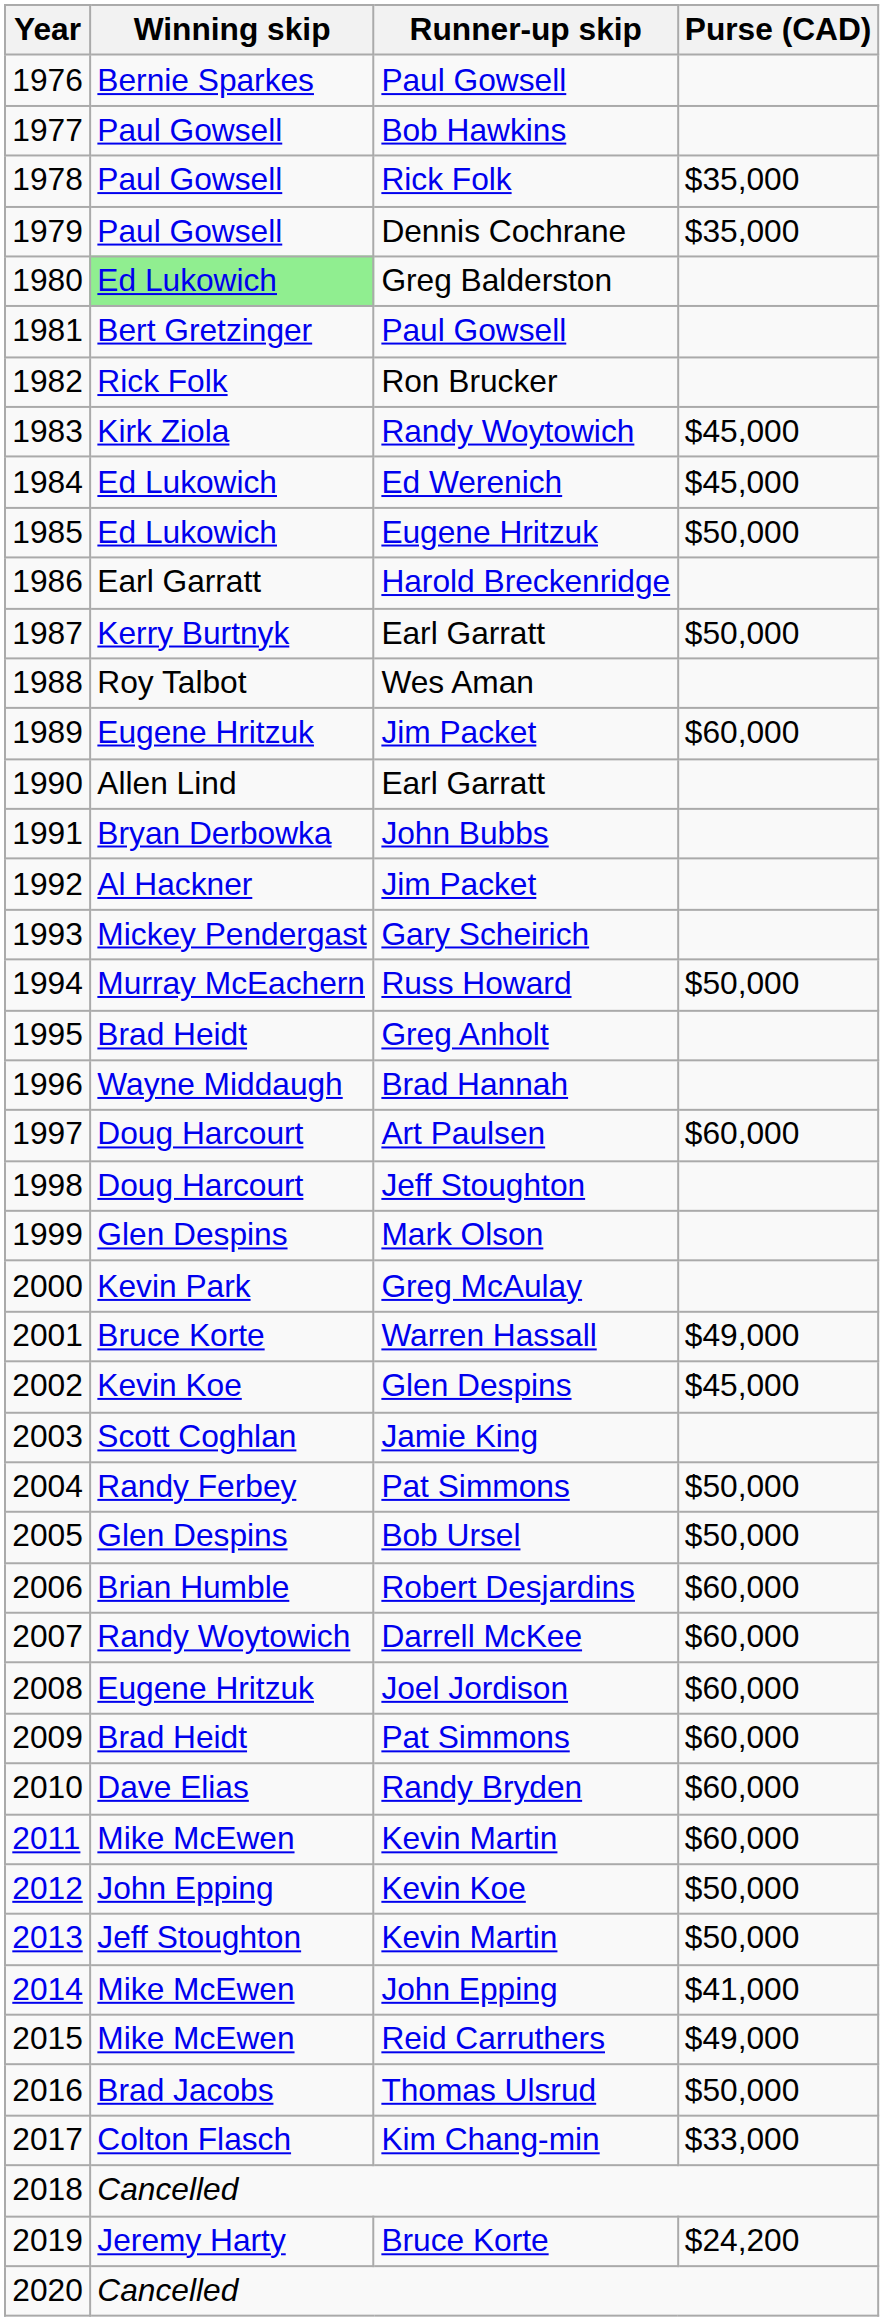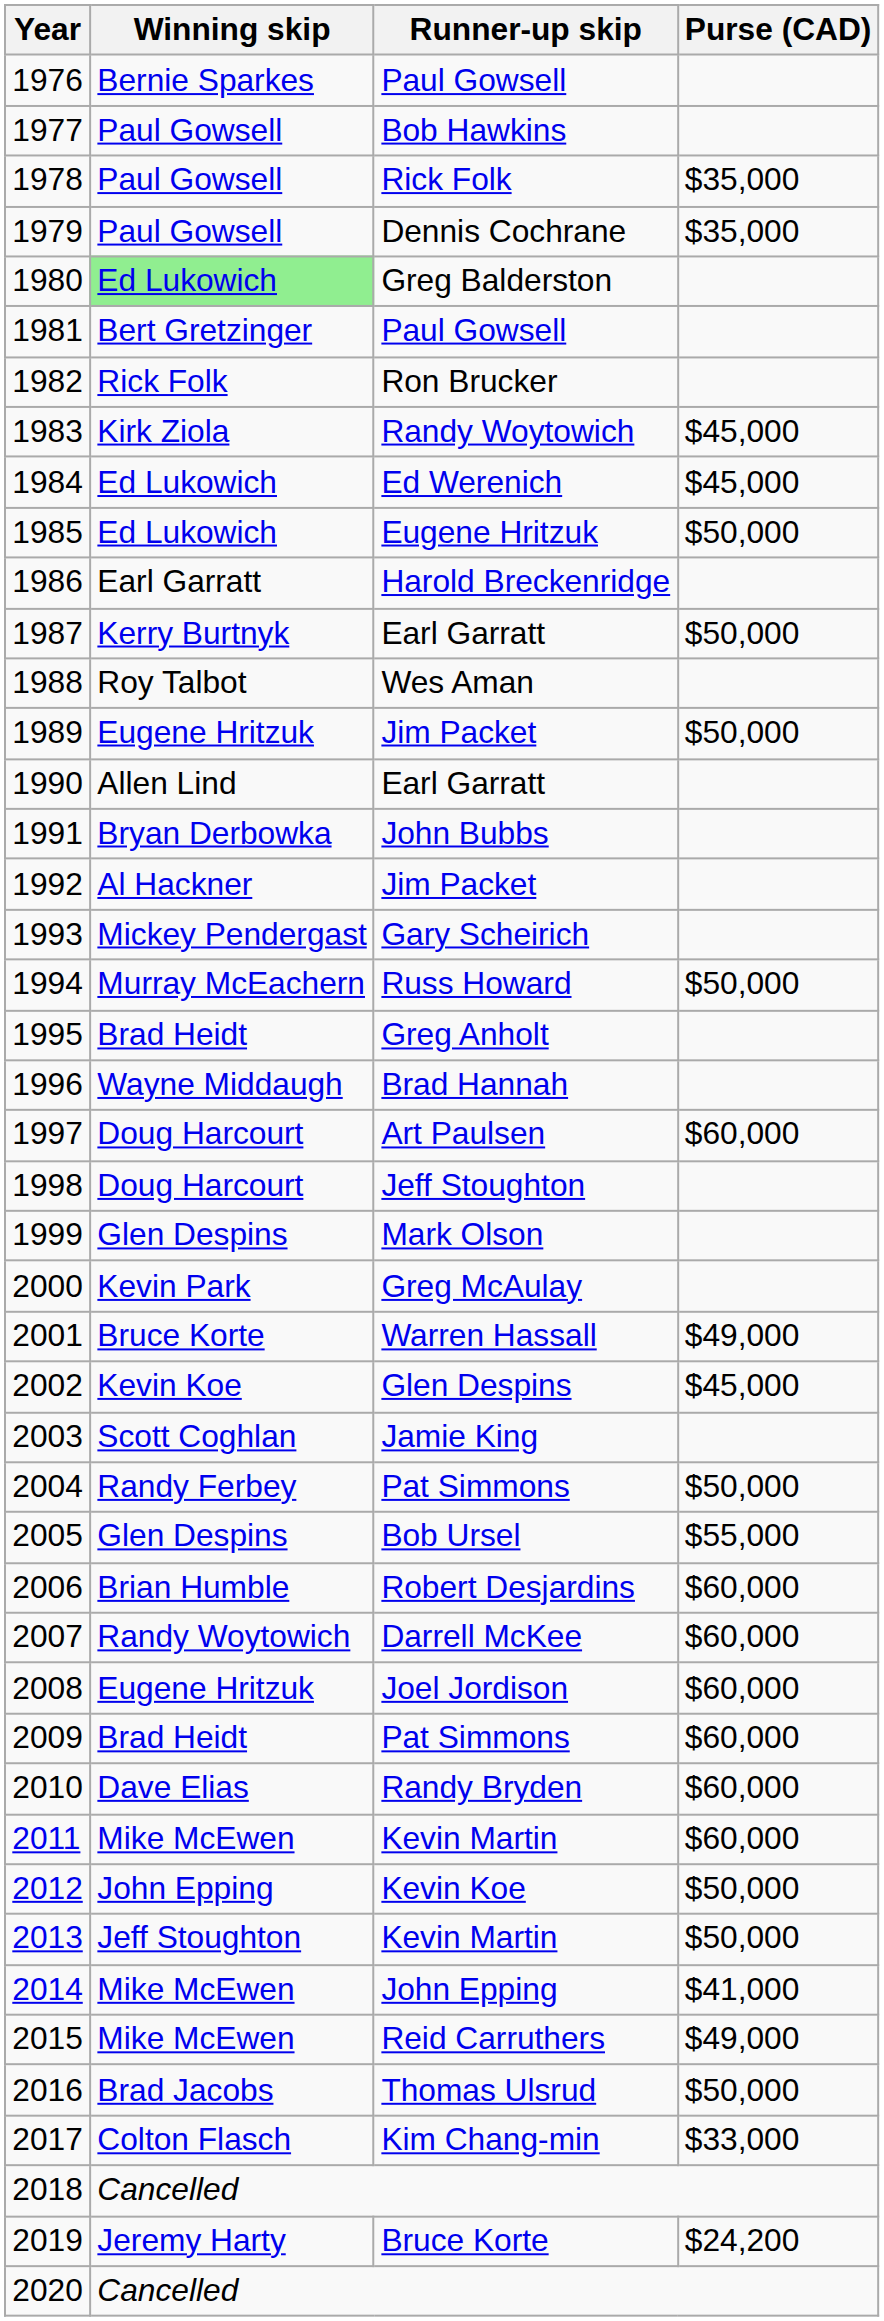(742, 733) $60,000 -> (742, 733) $50,000
(742, 1536) $50,000 -> (742, 1536) $55,000
